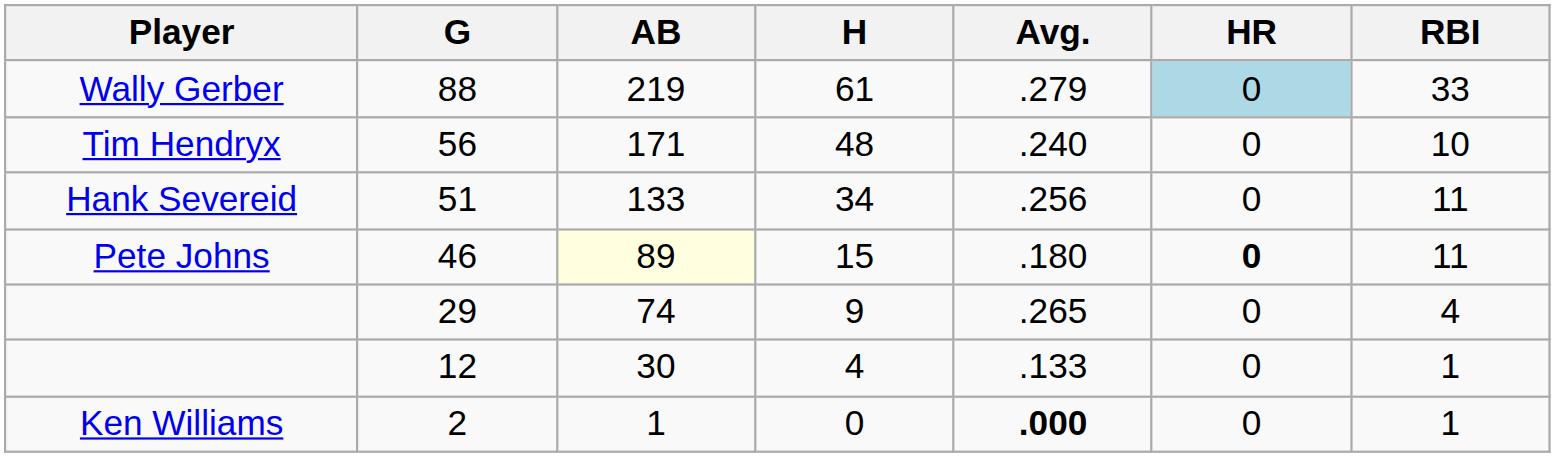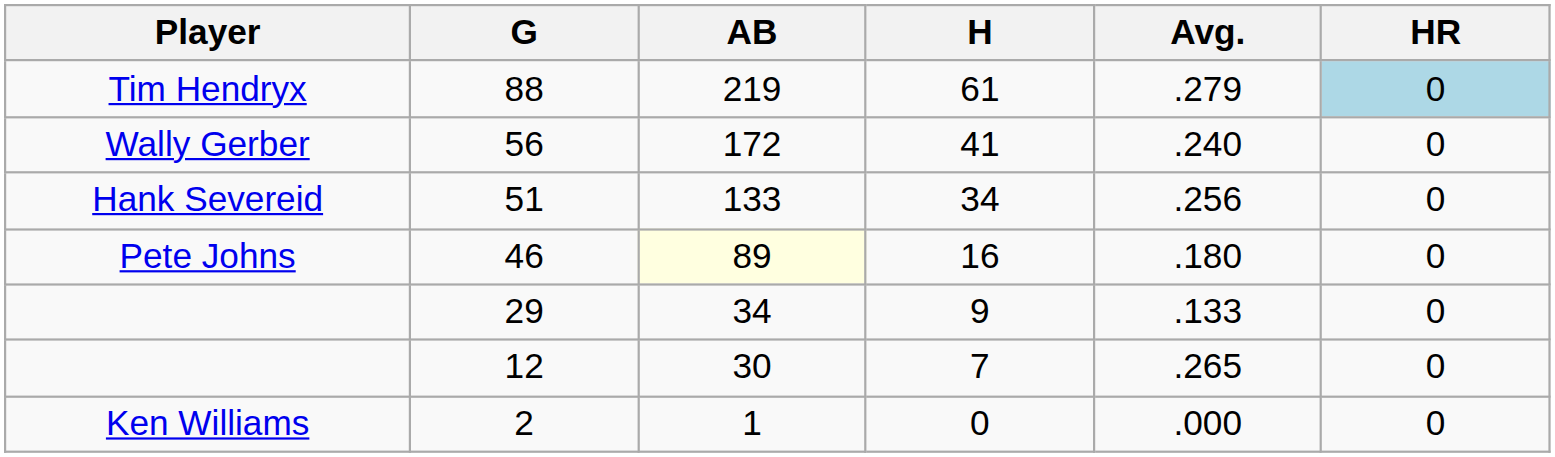- column: (1450, 32)
(182, 88) Wally Gerber -> (208, 88) Tim Hendryx
(182, 144) Tim Hendryx -> (208, 144) Wally Gerber
(656, 144) 171 -> (752, 144) 172
(854, 144) 48 -> (980, 144) 41
(854, 255) 15 -> (980, 255) 16
(1252, 255) bold -> (1436, 255) normal
(656, 311) 74 -> (752, 311) 34
(1053, 311) .265 -> (1208, 311) .133
(855, 367) 4 -> (980, 367) 7
(1053, 367) .133 -> (1208, 367) .265
(1053, 423) bold -> (1208, 423) normal
